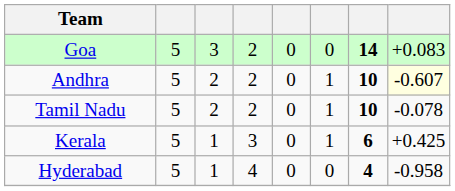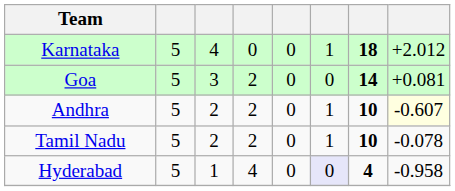+ row: (80, 49)
(419, 49) +0.083 -> (419, 79) +0.081
- row: (80, 140)
(330, 170) no background -> (330, 170) lavender background
